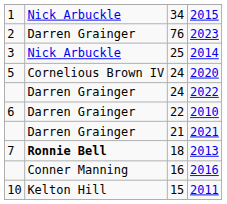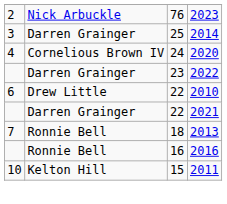- row: (204, 14)
(81, 34) Darren Grainger -> (74, 14) Nick Arbuckle
(74, 53) Nick Arbuckle -> (81, 34) Darren Grainger
(11, 73) 5 -> (11, 53) 4
(177, 92) 24 -> (177, 73) 23
(81, 112) Darren Grainger -> (67, 92) Drew Little
(177, 131) 21 -> (177, 112) 22
(67, 151) bold -> (67, 131) normal
(78, 170) Conner Manning -> (67, 151) Ronnie Bell
